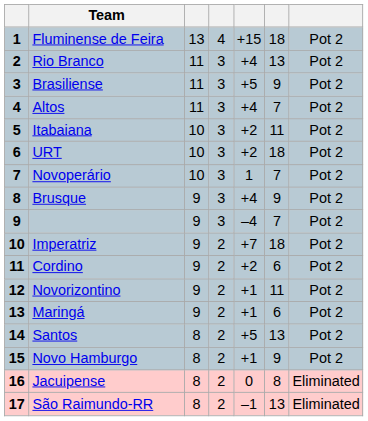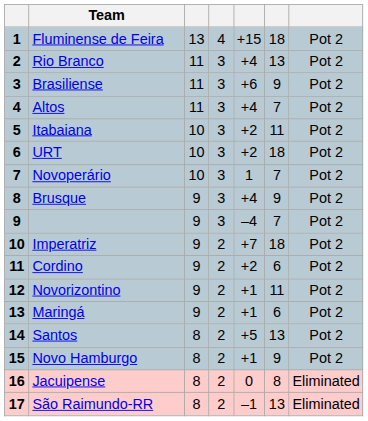(249, 84) +5 -> (249, 84) +6
